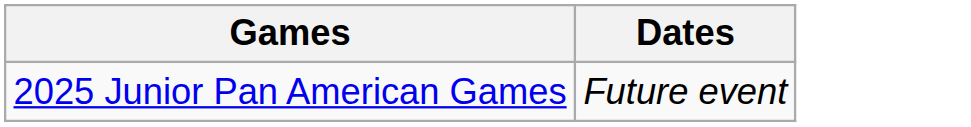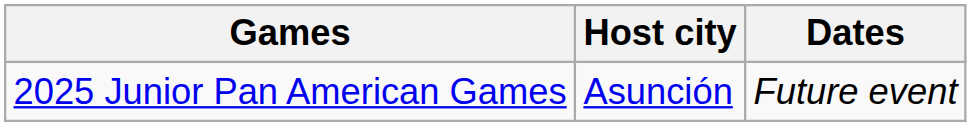+ column: (660, 33)
